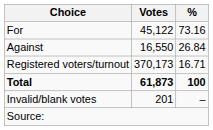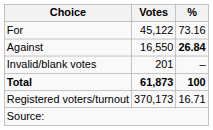(192, 47) normal -> (192, 47) bold
rows swapped: (52, 99) <-> (68, 64)
